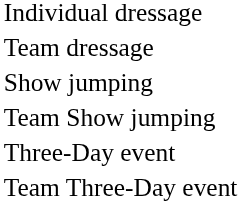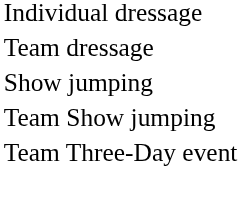- row: (90, 152)
